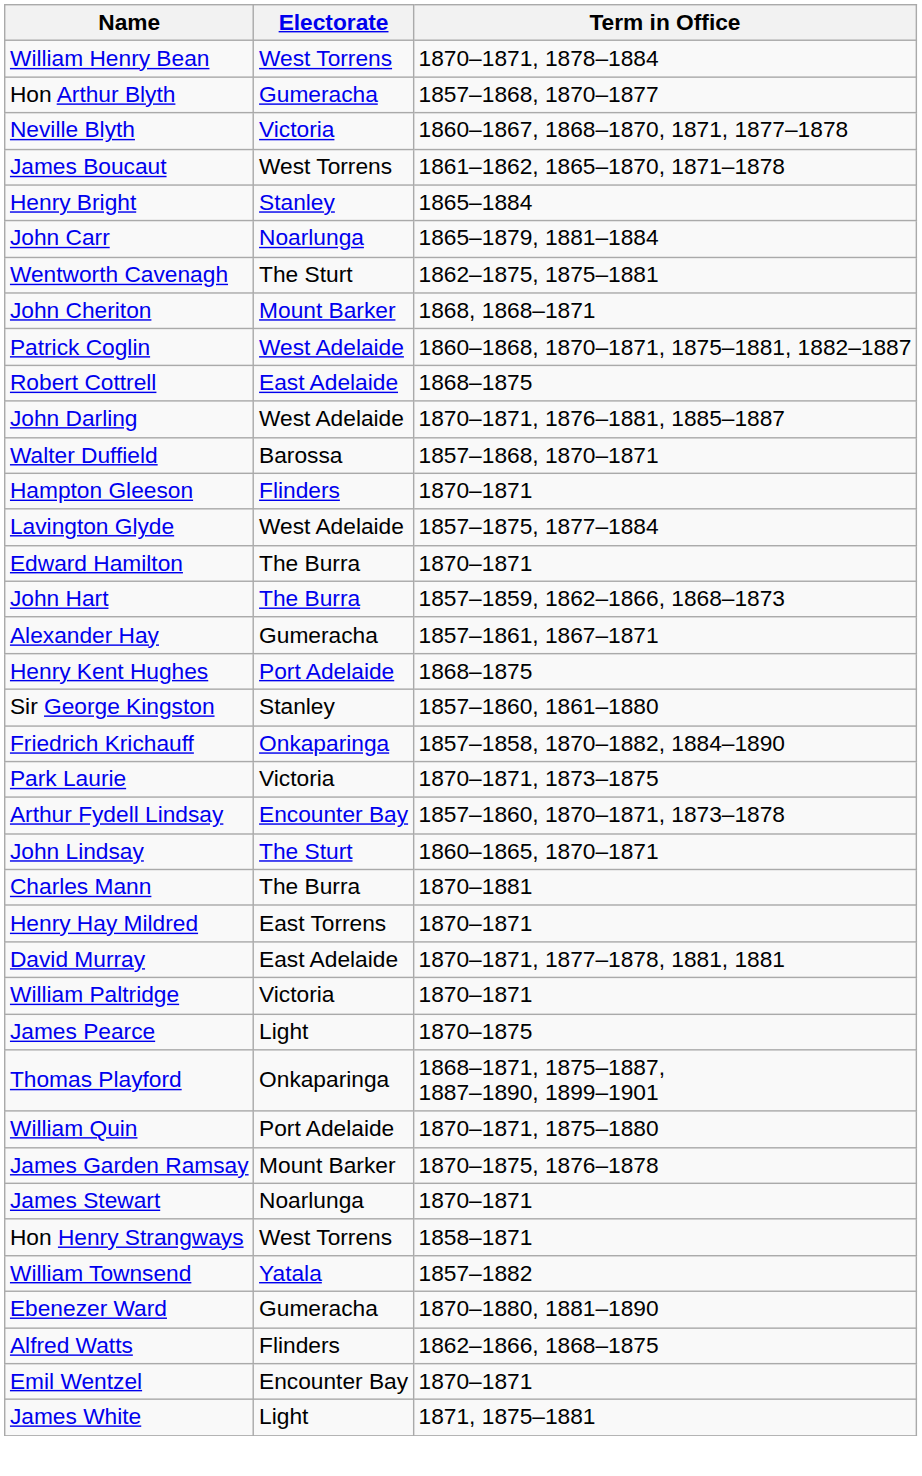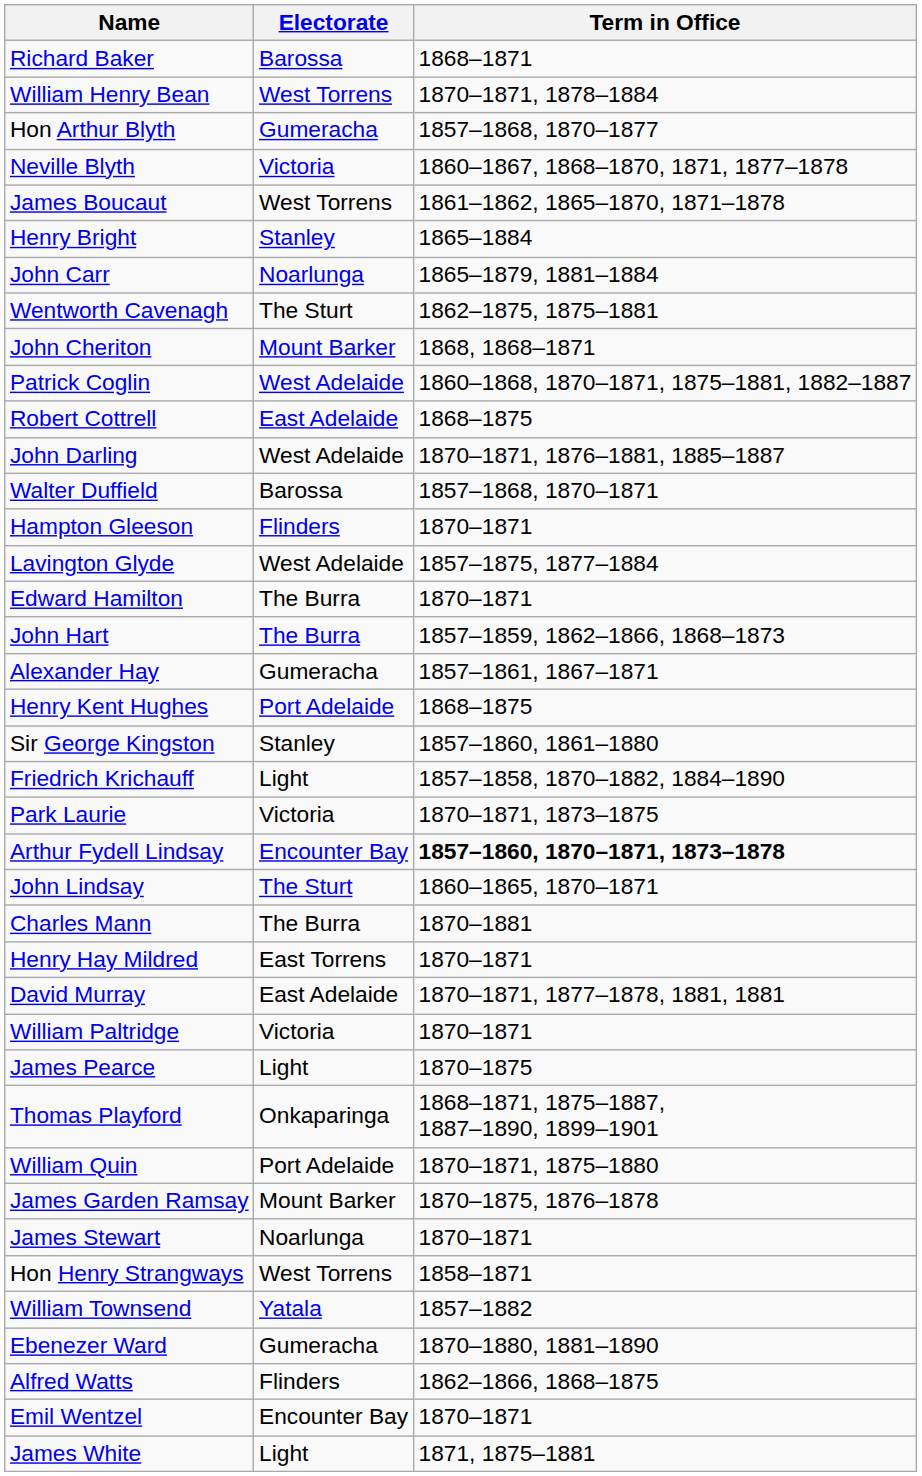+ row: (82, 58)
(324, 743) Onkaparinga -> (284, 779) Light
(602, 815) normal -> (602, 851) bold
